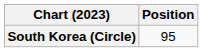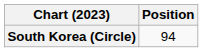(168, 36) 95 -> (168, 36) 94
